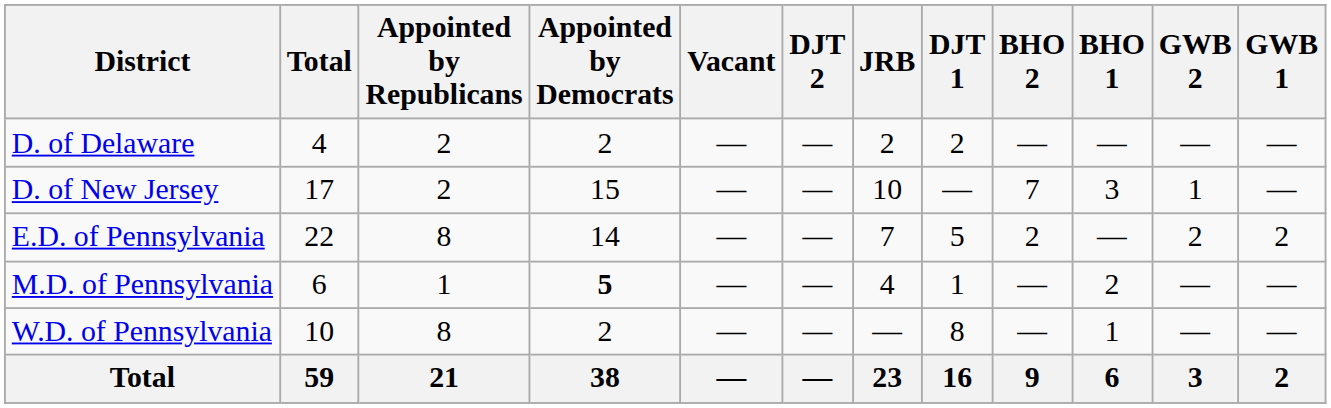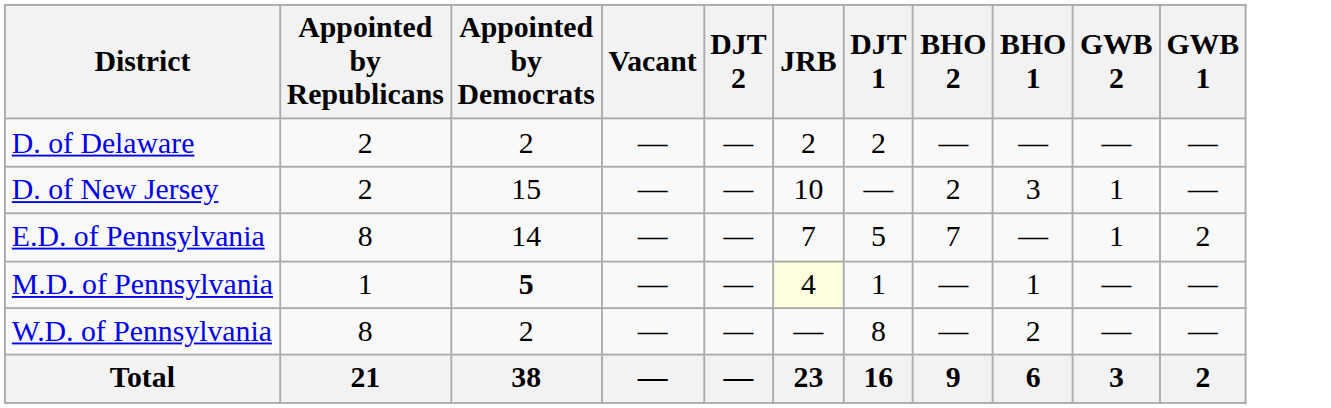- column: (319, 61)
(1032, 189) 7 -> (953, 189) 2
(1032, 236) 2 -> (953, 236) 7
(1195, 236) 2 -> (1116, 236) 1
(887, 283) no background -> (808, 283) lightyellow background
(1112, 283) 2 -> (1033, 283) 1
(1112, 331) 1 -> (1033, 331) 2
